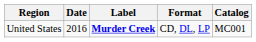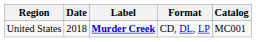(77, 28) 2016 -> (77, 28) 2018
